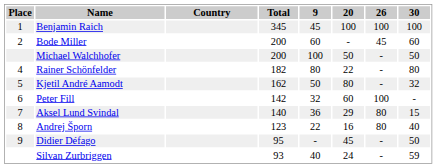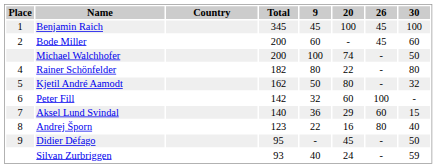(381, 27) 100 -> (381, 27) 45
(348, 55) 50 -> (348, 55) 74
(381, 112) 80 -> (381, 112) 60
